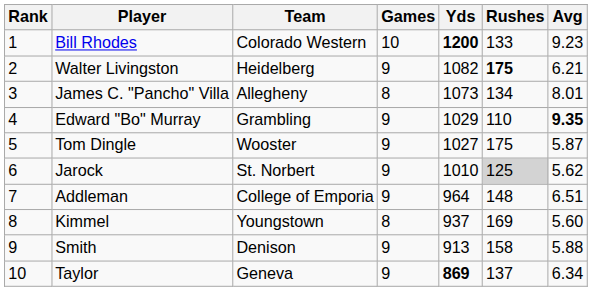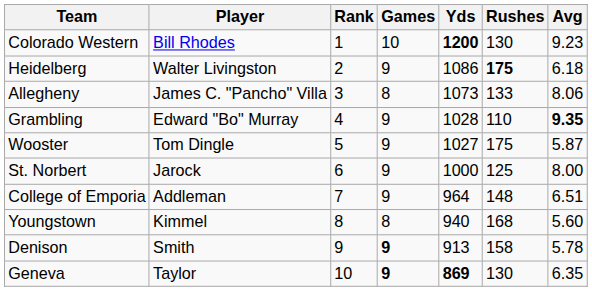columns swapped: (28, 17) <-> (305, 17)
(500, 42) 133 -> (500, 42) 130
(461, 68) 1082 -> (461, 68) 1086
(568, 68) 6.21 -> (568, 68) 6.18
(500, 94) 134 -> (500, 94) 133
(568, 94) 8.01 -> (568, 94) 8.06
(461, 119) 1029 -> (461, 119) 1028
(461, 171) 1010 -> (461, 171) 1000
(500, 171) lightgrey background -> (500, 171) no background
(568, 171) 5.62 -> (568, 171) 8.00
(456, 222) 937 -> (456, 222) 940
(500, 222) 169 -> (500, 222) 168
(386, 247) normal -> (386, 247) bold
(568, 247) 5.88 -> (568, 247) 5.78
(386, 273) normal -> (386, 273) bold
(500, 273) 137 -> (500, 273) 130
(568, 273) 6.34 -> (568, 273) 6.35
